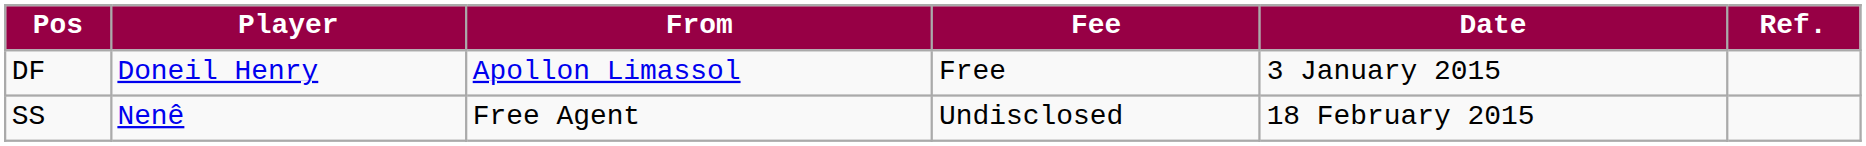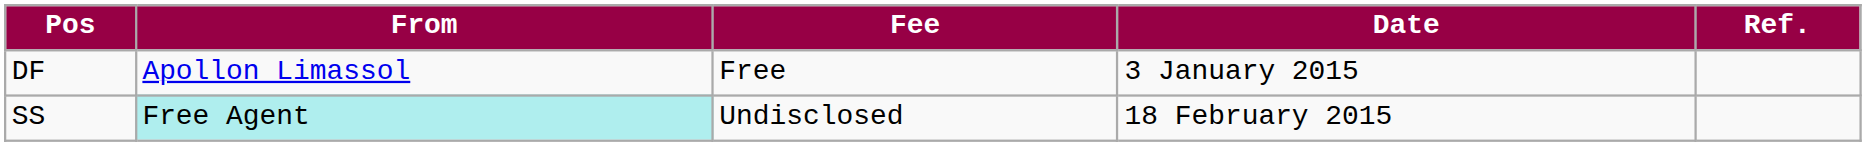- column: (288, 28)
(556, 118) no background -> (226, 118) paleturquoise background
